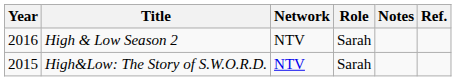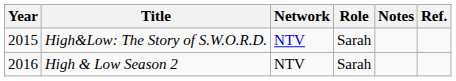rows swapped: (156, 64) <-> (111, 40)
